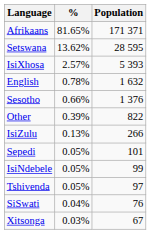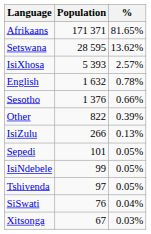columns swapped: (119, 13) <-> (73, 13)
